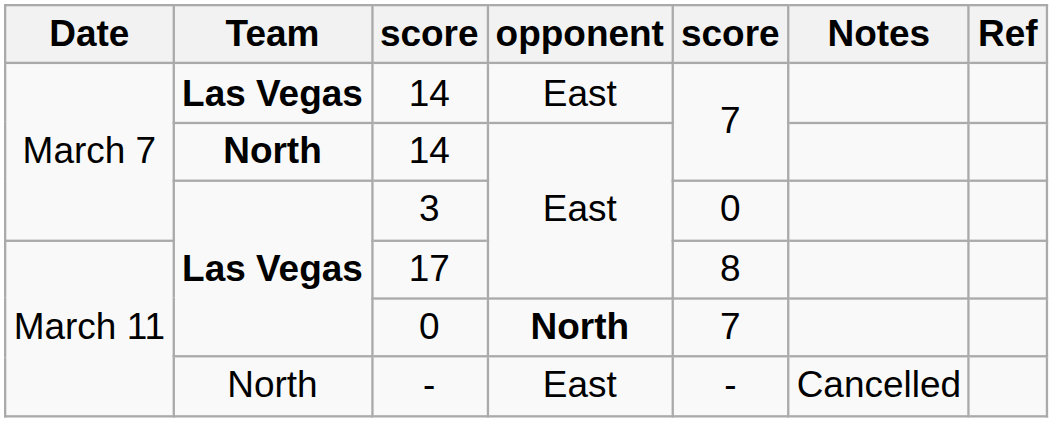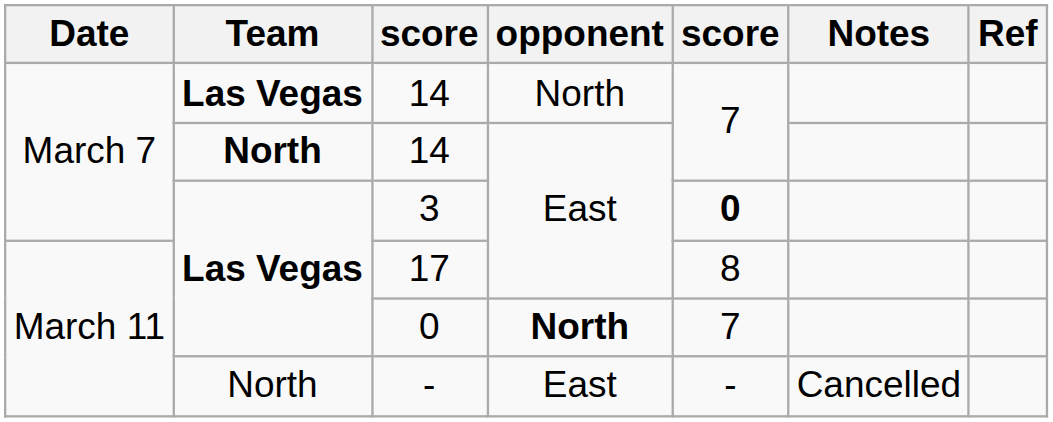(580, 92) East -> (580, 92) North
(730, 209) normal -> (730, 209) bold
